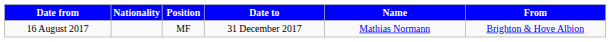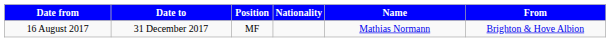columns swapped: (264, 12) <-> (137, 12)
